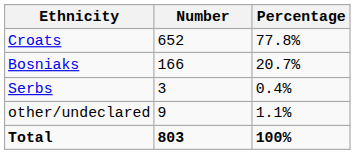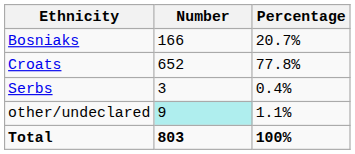rows swapped: (35, 41) <-> (44, 65)
(162, 113) no background -> (162, 113) paleturquoise background
